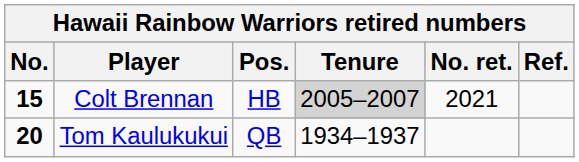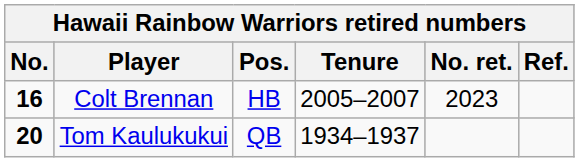(29, 99) 15 -> (29, 99) 16
(360, 99) lightgrey background -> (360, 99) no background
(472, 99) 2021 -> (472, 99) 2023
